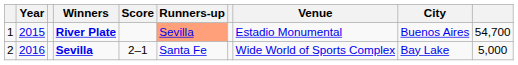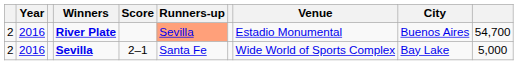(10, 32) 1 -> (10, 32) 2
(32, 32) 2015 -> (32, 32) 2016
